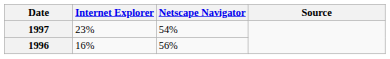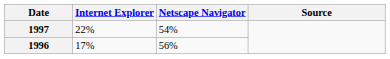(85, 29) 23% -> (85, 29) 22%
(85, 45) 16% -> (85, 45) 17%
